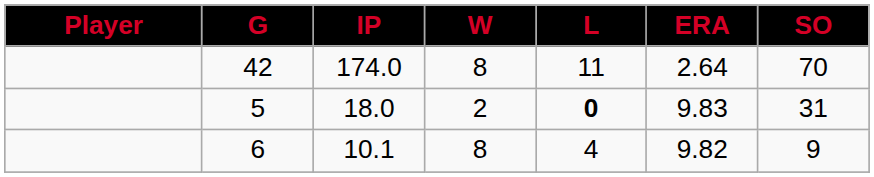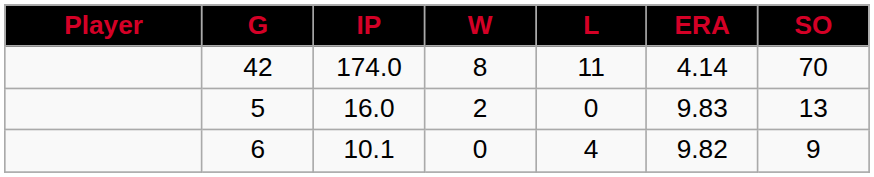(702, 66) 2.64 -> (702, 66) 4.14
(369, 108) 18.0 -> (369, 108) 16.0
(591, 108) bold -> (591, 108) normal
(813, 108) 31 -> (813, 108) 13
(480, 150) 8 -> (480, 150) 0
